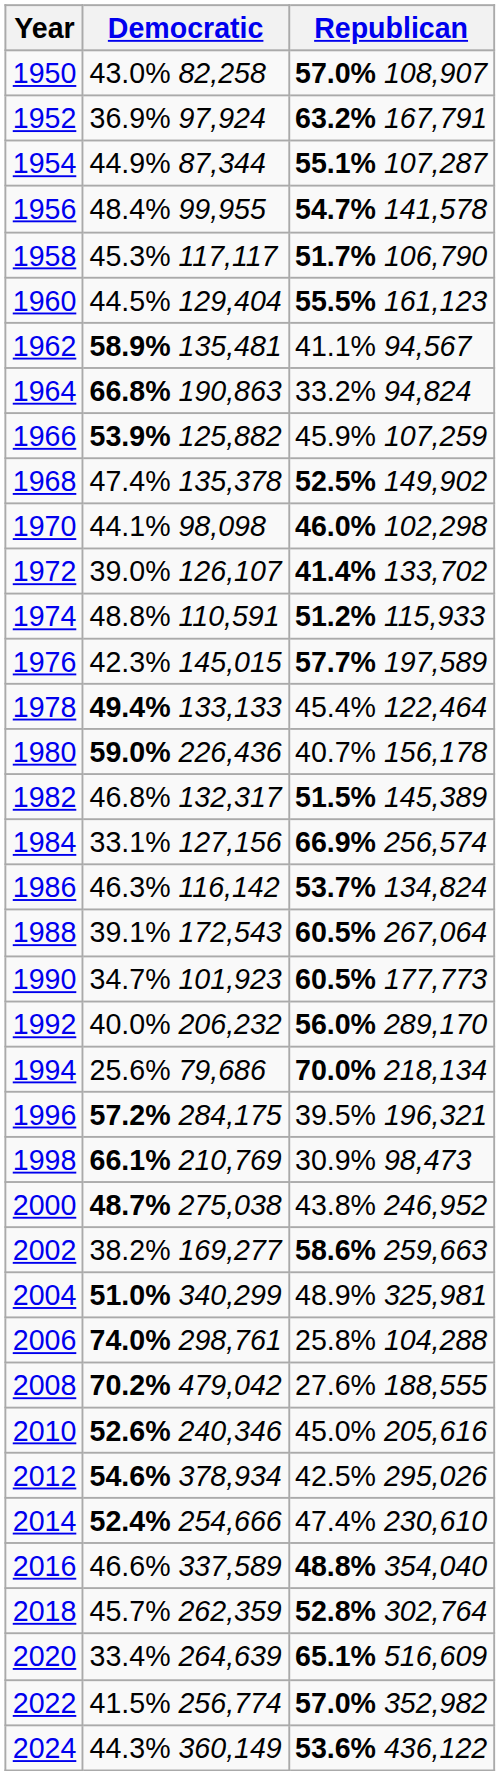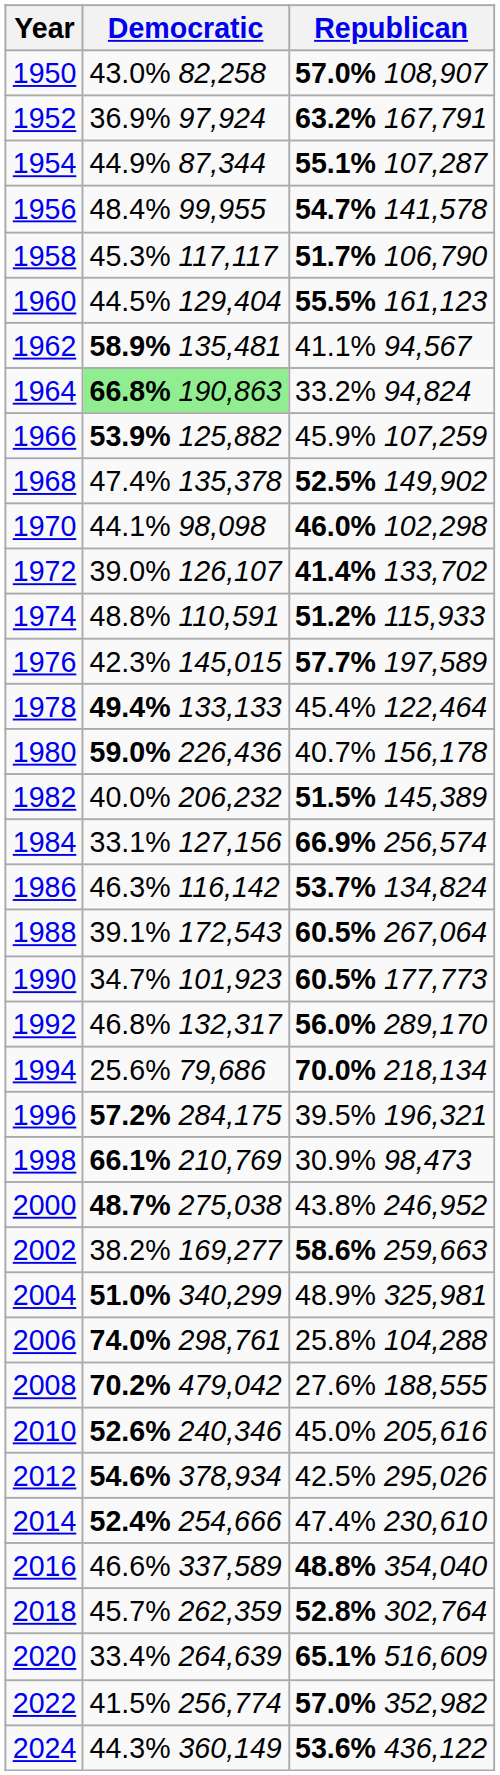(186, 390) no background -> (186, 390) lightgreen background
(186, 797) 46.8% 132,317 -> (186, 797) 40.0% 206,232
(186, 1023) 40.0% 206,232 -> (186, 1023) 46.8% 132,317
